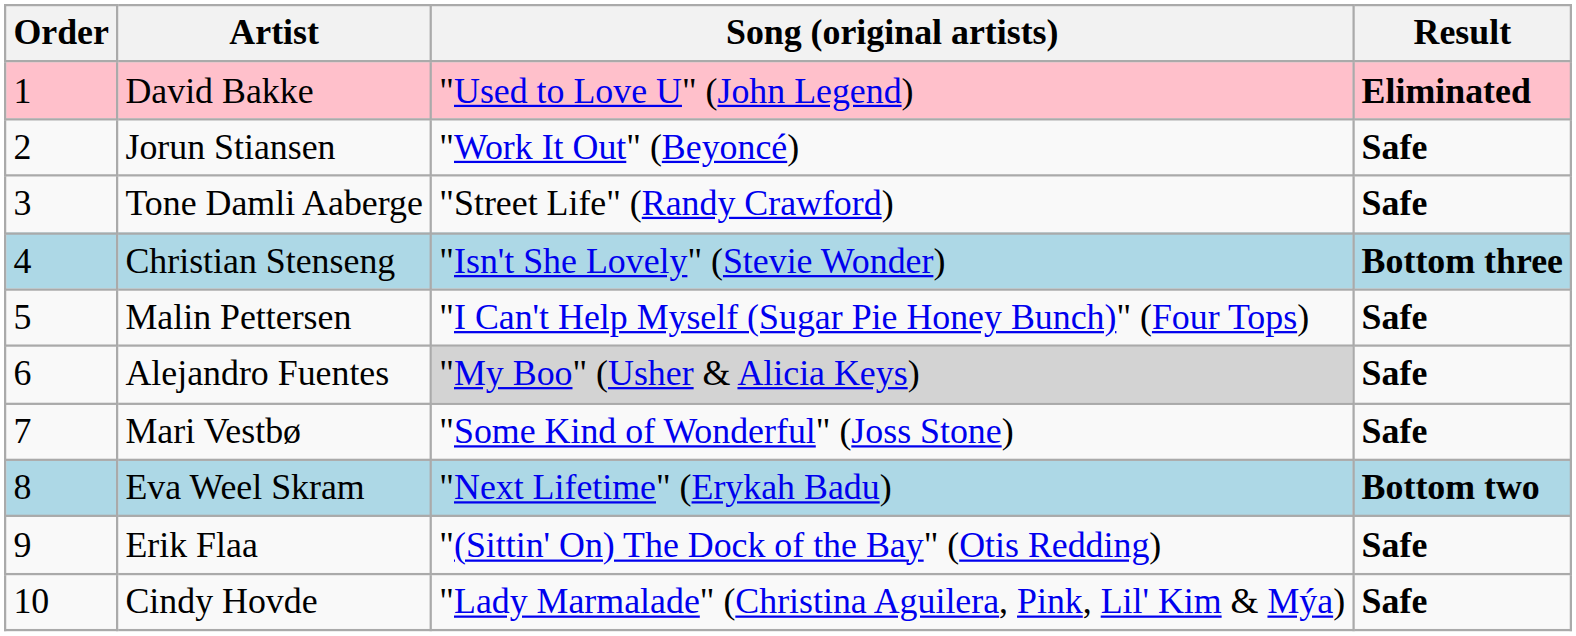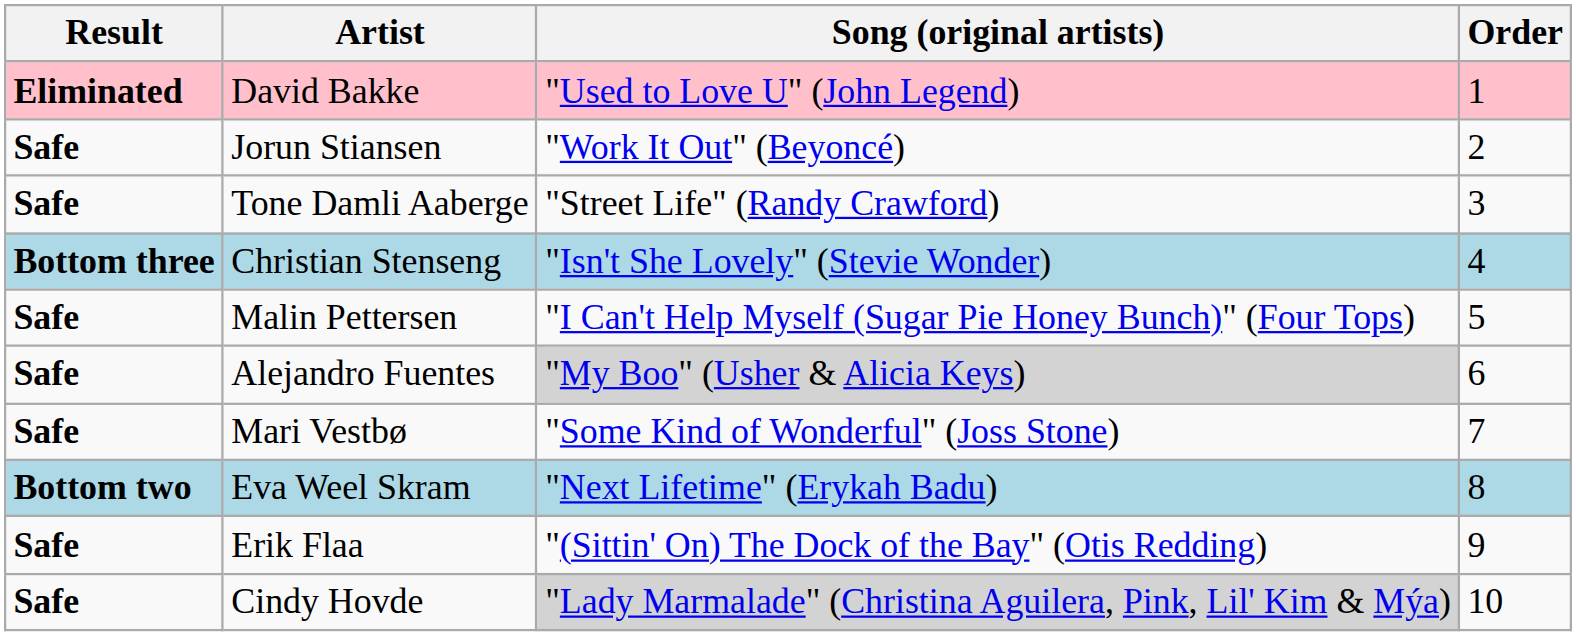columns swapped: (61, 32) <-> (1462, 32)
(892, 601) no background -> (998, 601) lightgrey background
